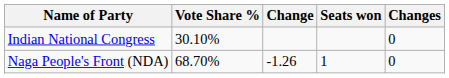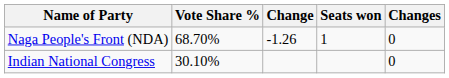rows swapped: (88, 61) <-> (81, 38)
